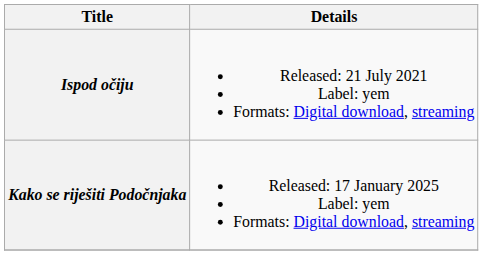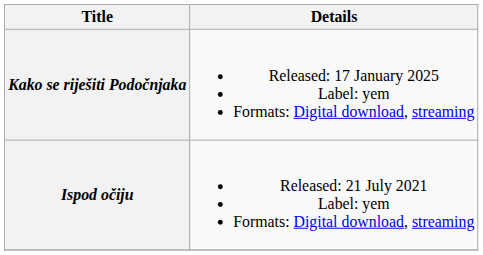rows swapped: (97, 84) <-> (97, 195)
